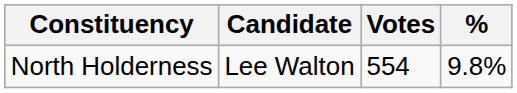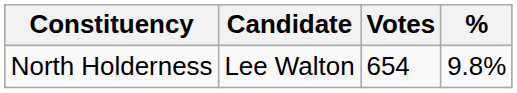(388, 66) 554 -> (388, 66) 654
